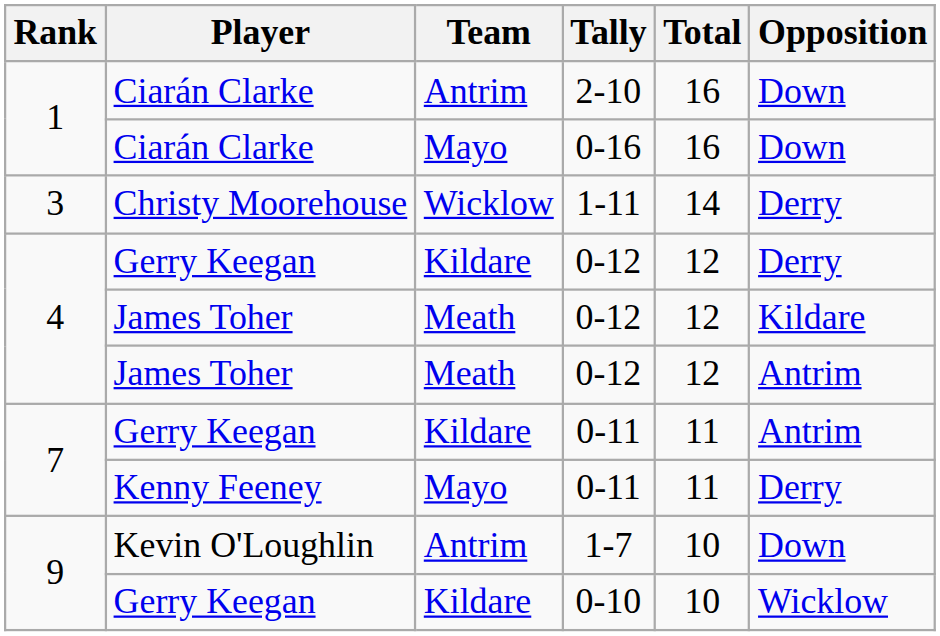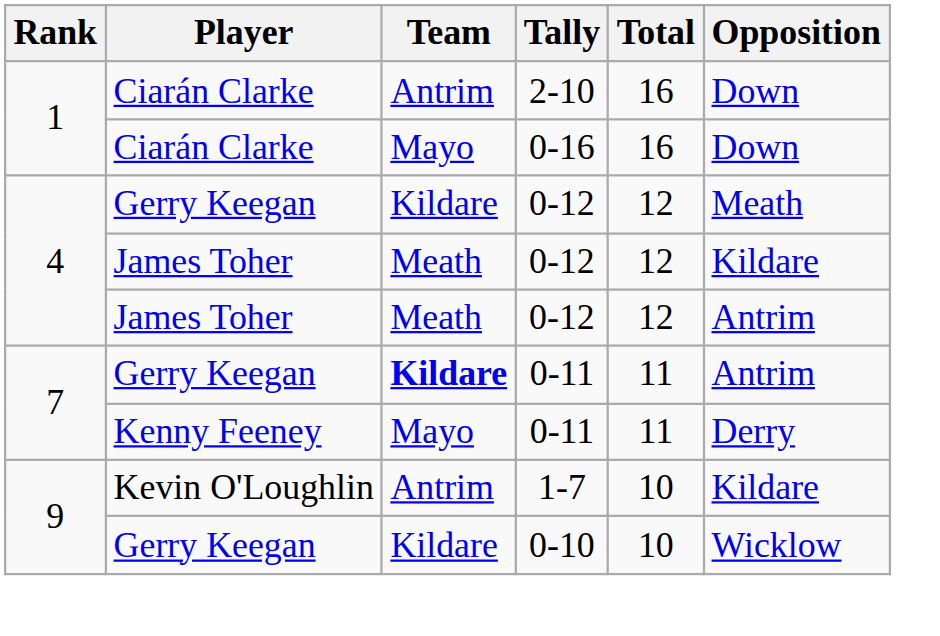- row: (260, 203)
(800, 260) Derry -> (757, 203) Meath
(478, 430) normal -> (449, 373) bold
(802, 544) Down -> (765, 487) Kildare
